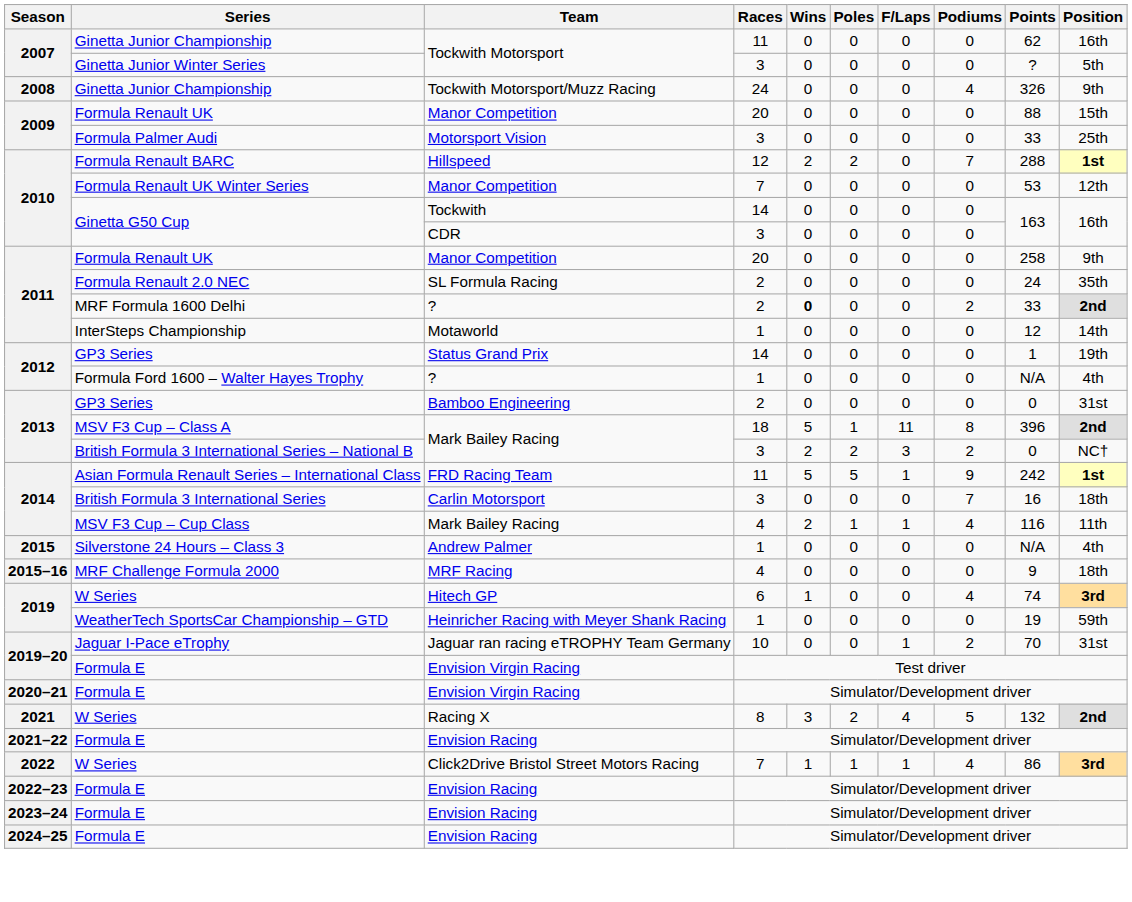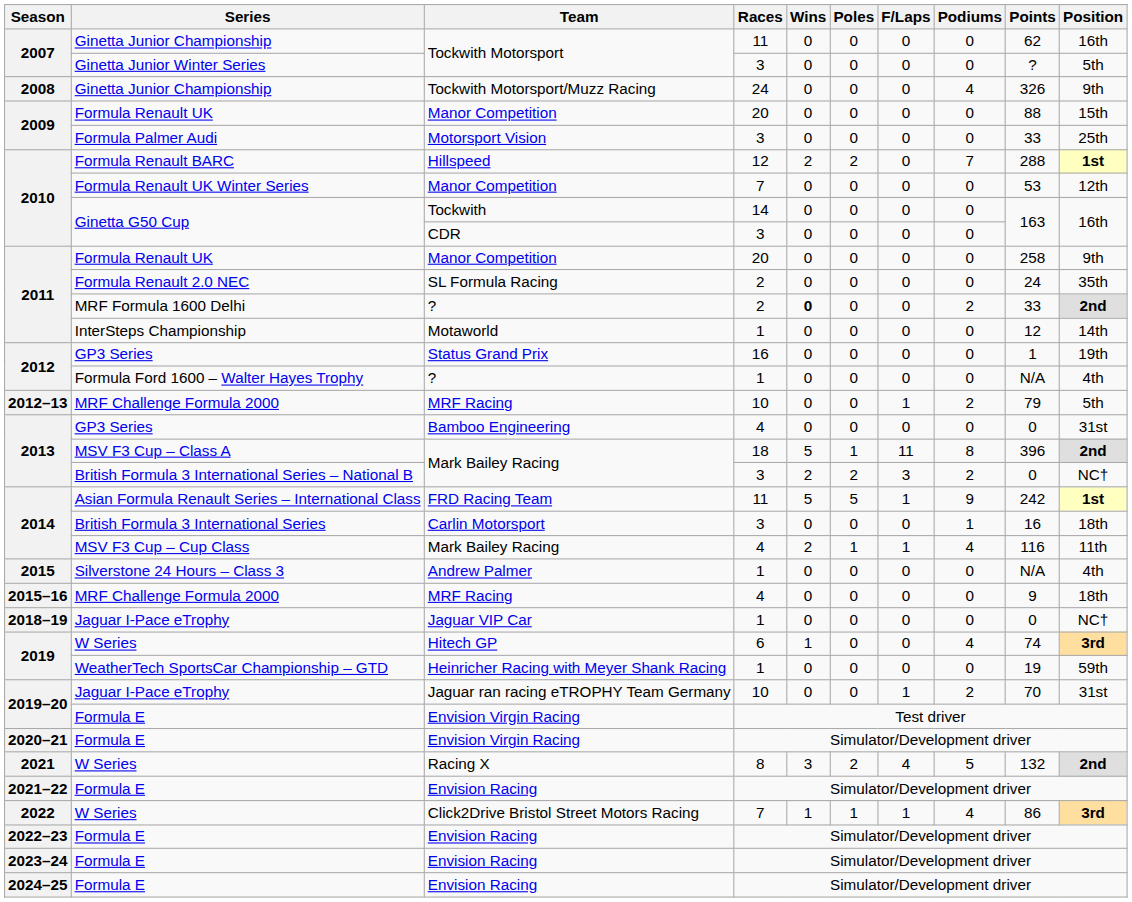(760, 355) 14 -> (760, 355) 16
+ row: (38, 403)
(760, 403) 2 -> (760, 427) 4
(970, 499) 7 -> (970, 523) 1
+ row: (38, 620)
